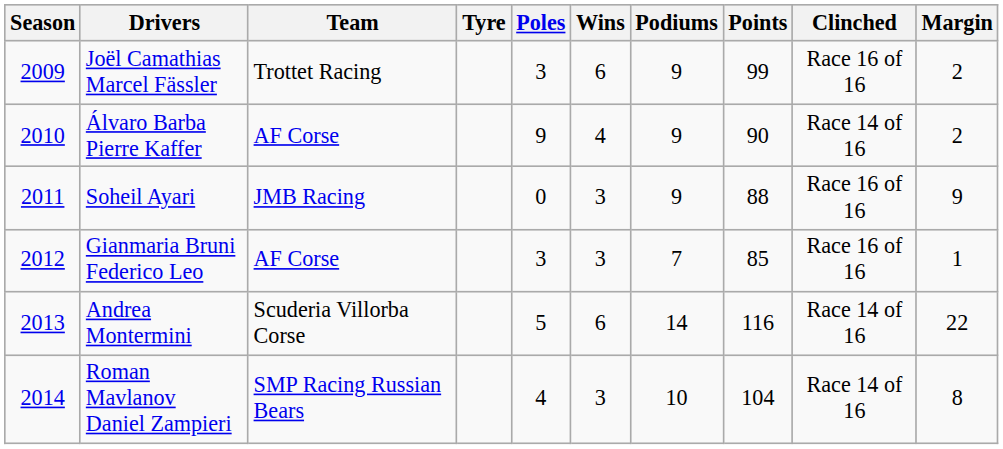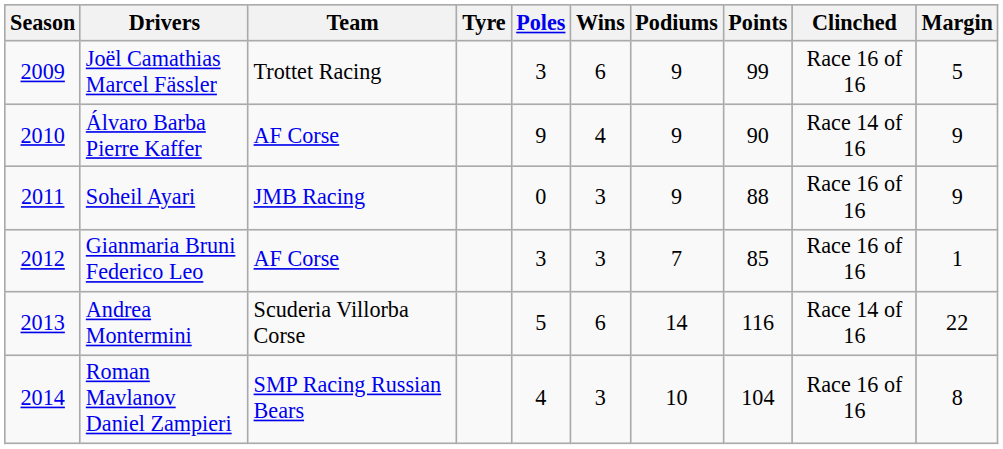(957, 71) 2 -> (957, 71) 5
(957, 134) 2 -> (957, 134) 9
(854, 398) Race 14 of 16 -> (854, 398) Race 16 of 16
